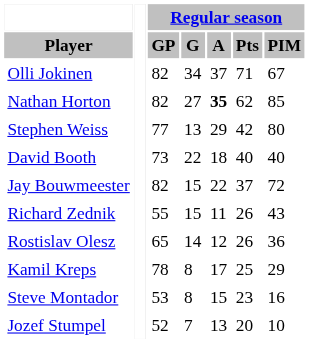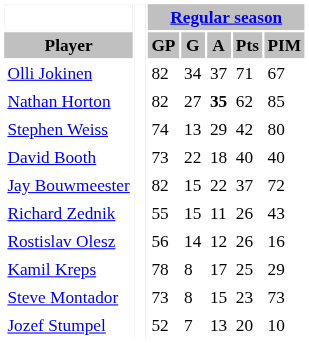(160, 129) 77 -> (160, 129) 74
(160, 241) 65 -> (160, 241) 56
(276, 241) 36 -> (276, 241) 16
(160, 297) 53 -> (160, 297) 73
(276, 297) 16 -> (276, 297) 73
